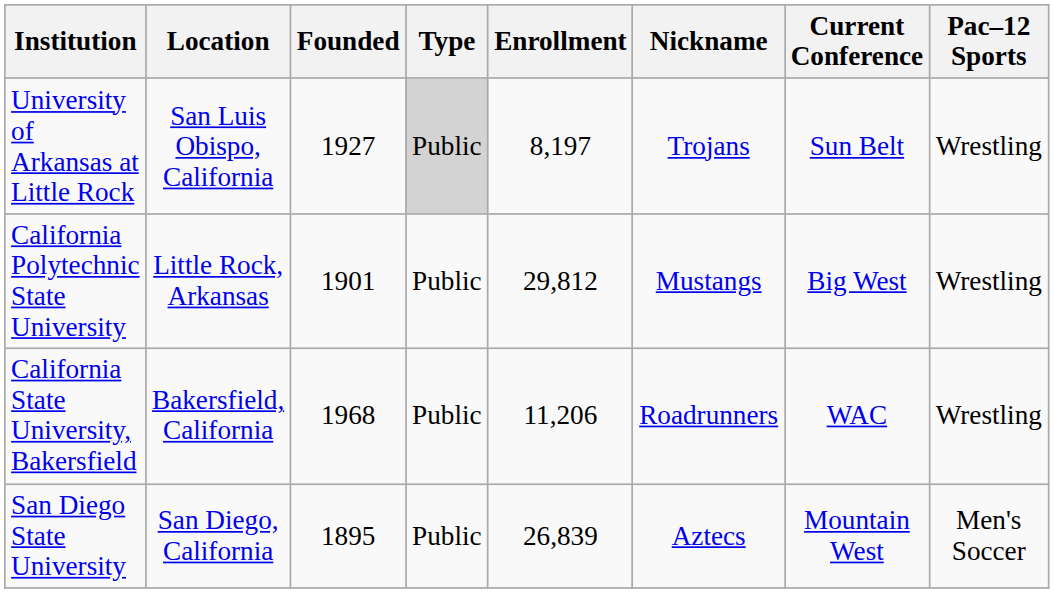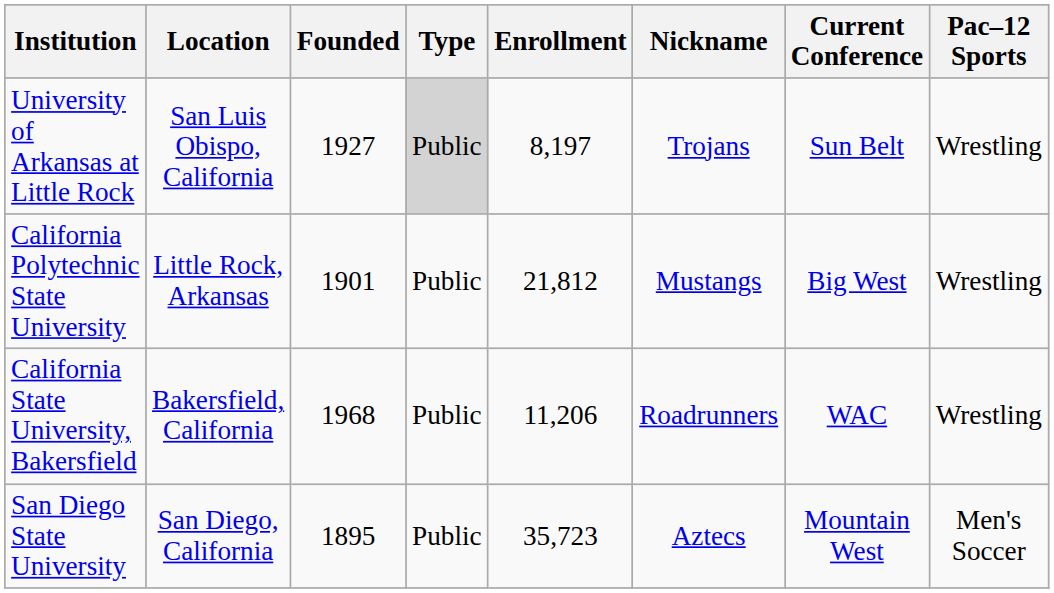(560, 280) 29,812 -> (560, 280) 21,812
(560, 535) 26,839 -> (560, 535) 35,723
